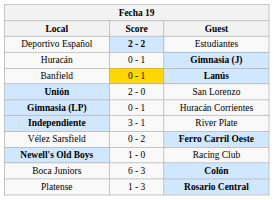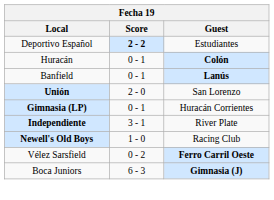(216, 60) Gimnasia (J) -> (216, 60) Colón
(137, 76) gold background -> (137, 76) no background
rows swapped: (57, 139) <-> (57, 155)
(216, 171) Colón -> (216, 171) Gimnasia (J)
- row: (57, 186)
